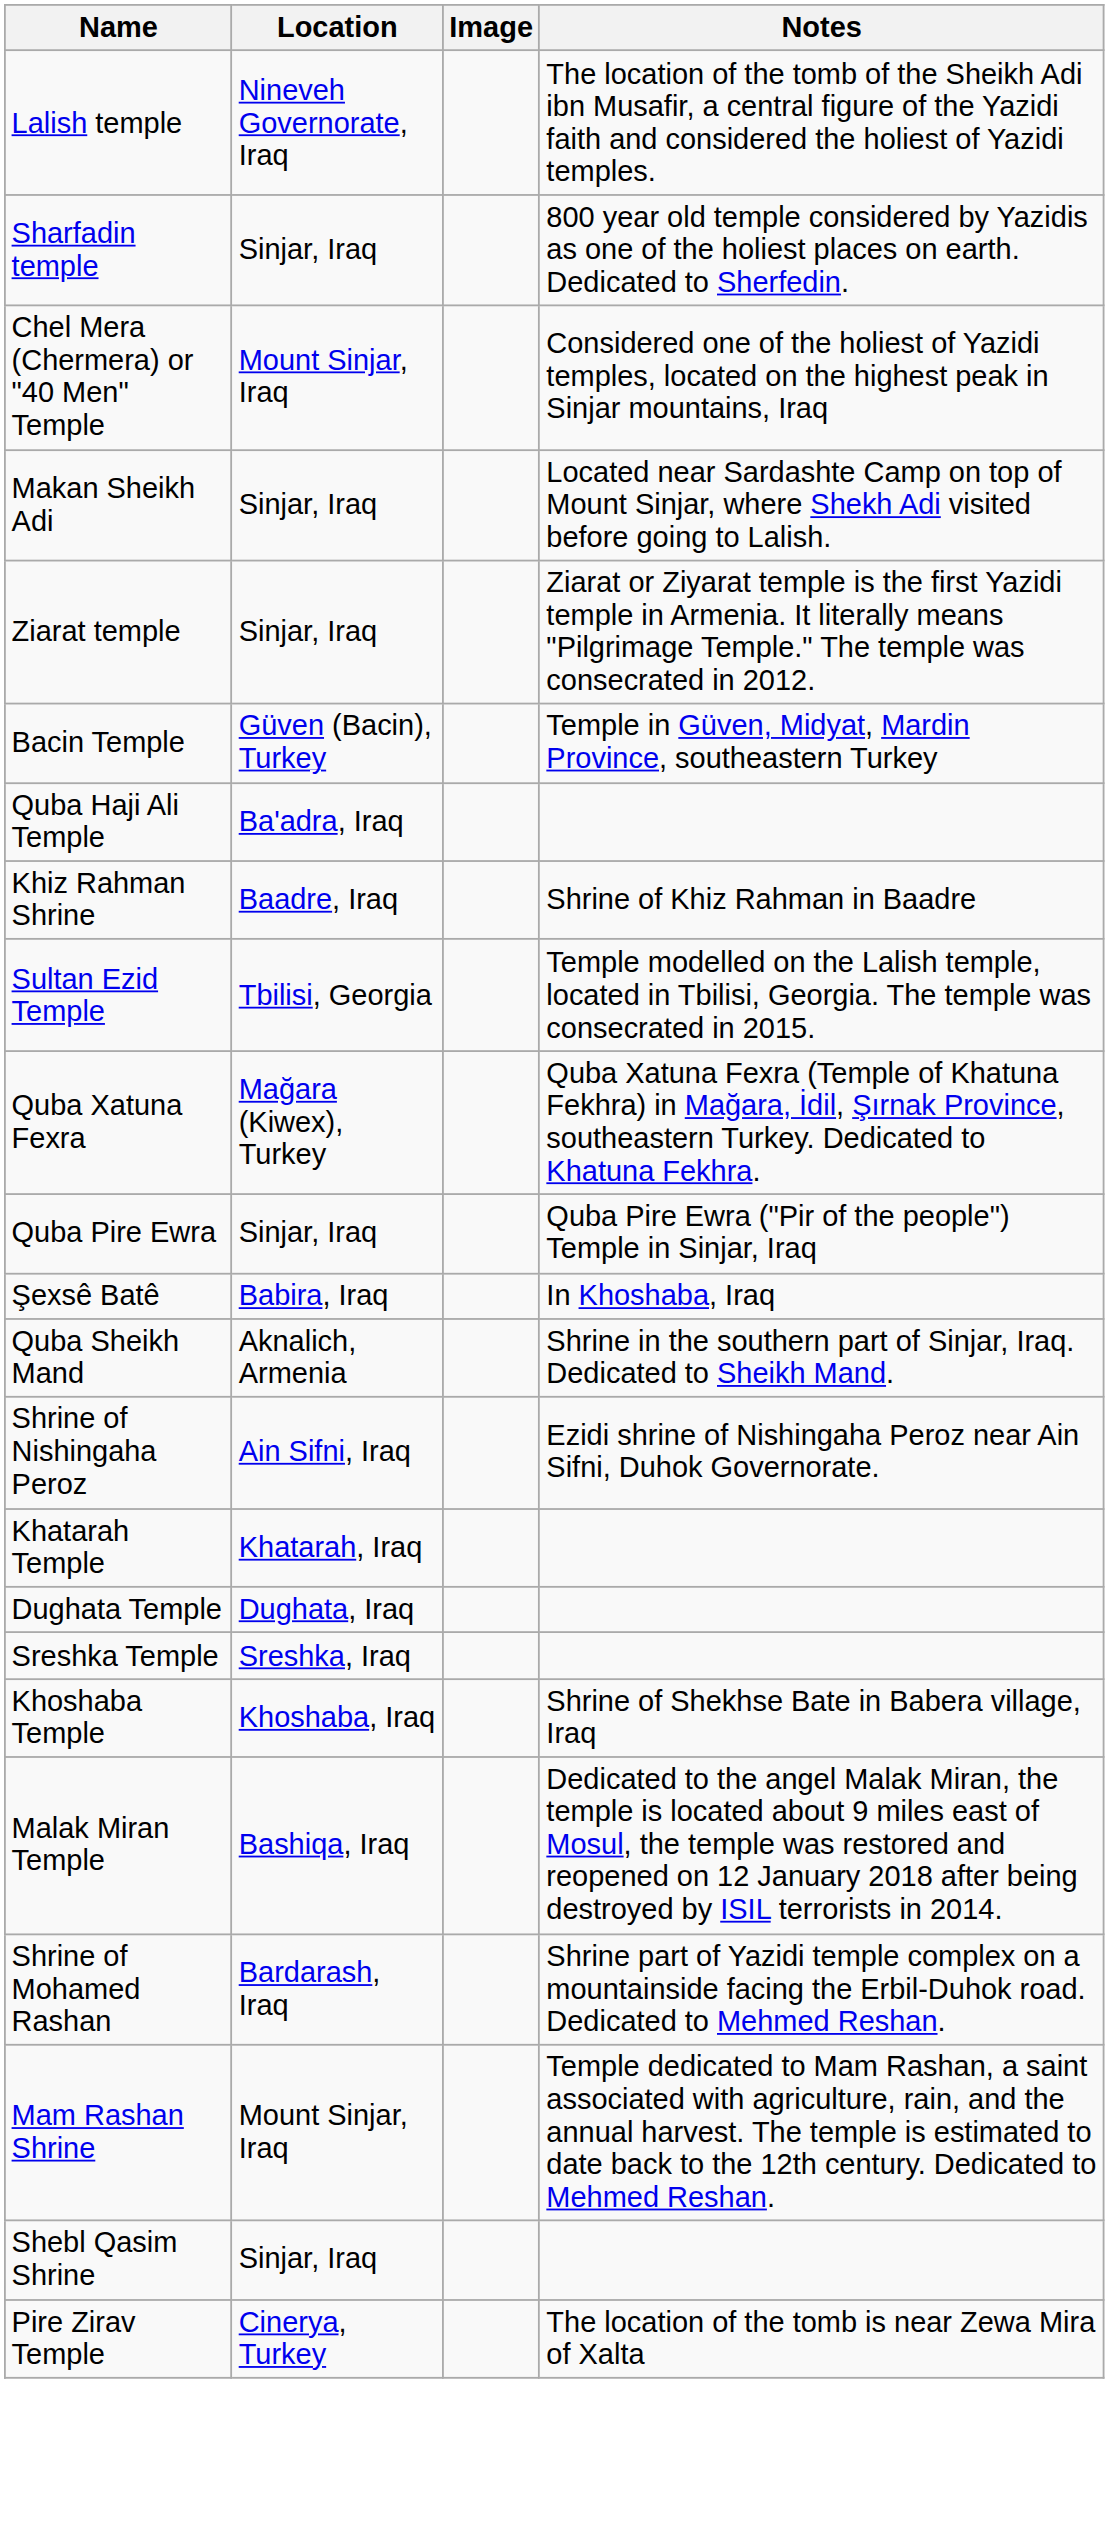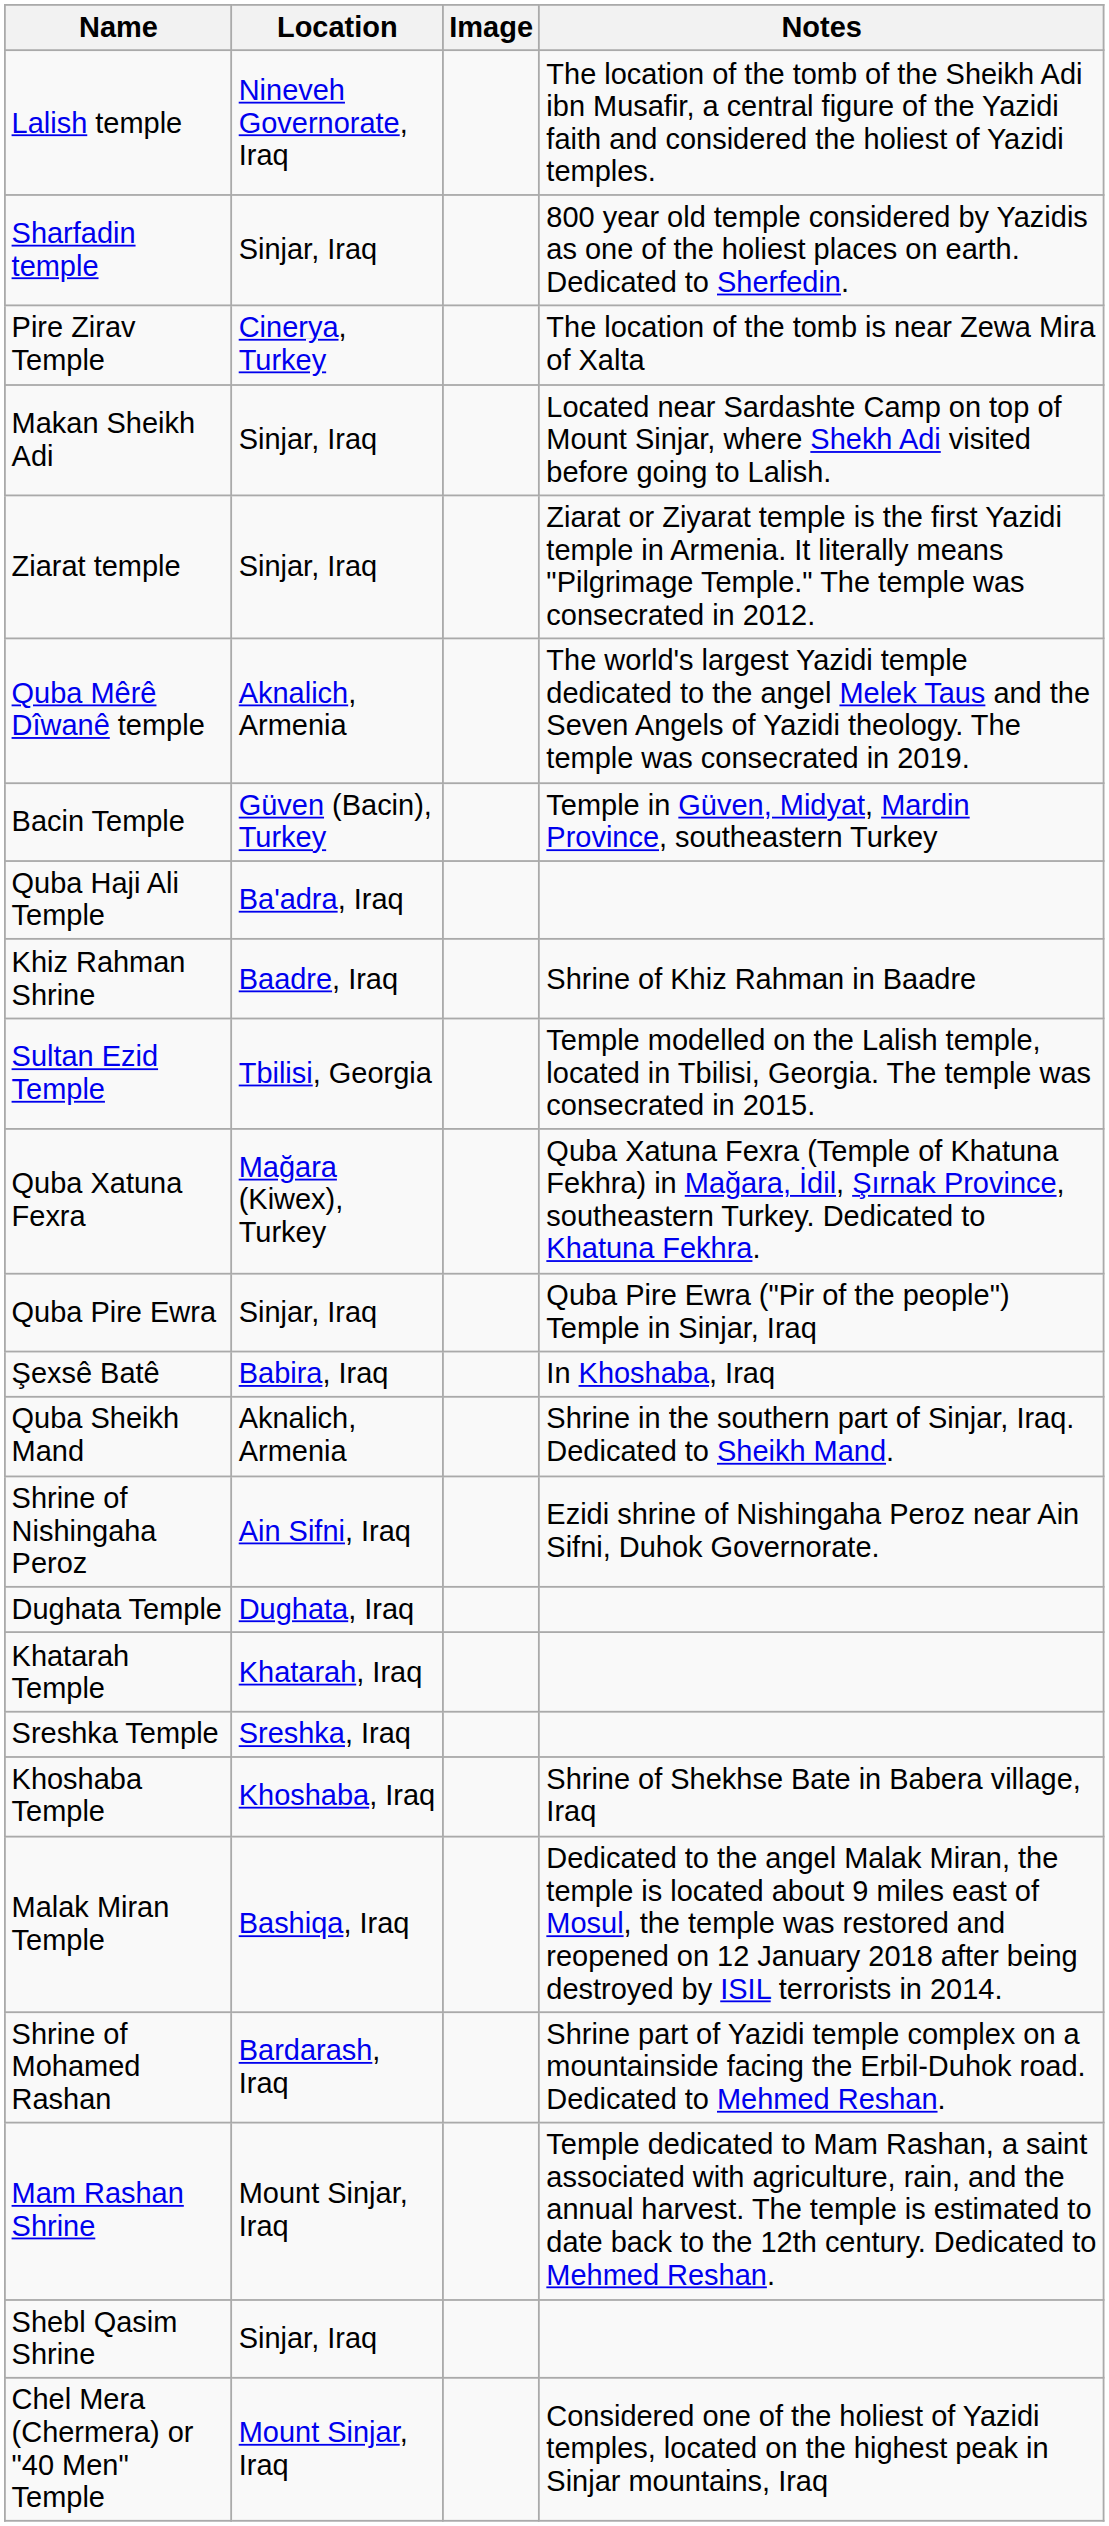rows swapped: (103, 377) <-> (74, 2338)
+ row: (108, 710)
rows swapped: (70, 1547) <-> (117, 1609)
